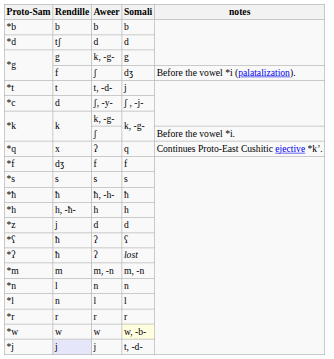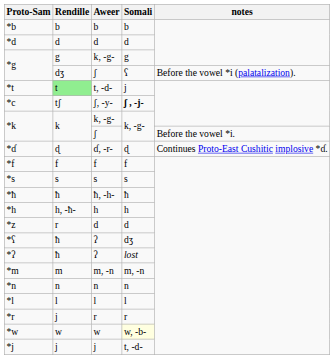(58, 42) tʃ -> (57, 42) d
(57, 73) f -> (60, 73) dʒ
(128, 73) dʒ -> (126, 73) ʕ
(56, 88) no background -> (56, 88) lightgreen background
(57, 103) d -> (58, 103) tʃ
(134, 103) normal -> (134, 103) bold
+ row: (11, 149)
- row: (11, 149)
(60, 164) dʒ -> (57, 164) f
(56, 225) j -> (57, 225) r
(126, 240) ʕ -> (128, 240) dʒ
(56, 286) l -> (57, 286) n
(57, 301) n -> (56, 301) l
(57, 316) r -> (56, 316) j
(56, 347) lavender background -> (56, 347) no background
